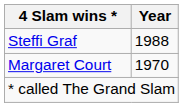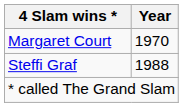rows swapped: (60, 65) <-> (42, 41)
